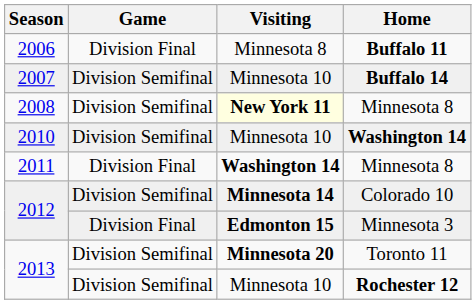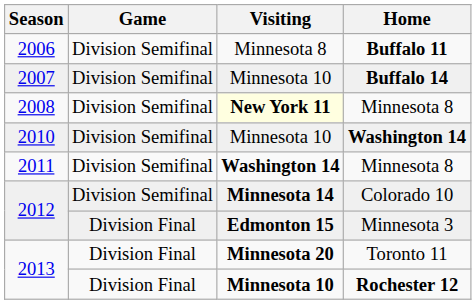(142, 48) Division Final -> (142, 48) Division Semifinal
(142, 166) Division Final -> (142, 166) Division Semifinal
(142, 254) Division Semifinal -> (142, 254) Division Final
(142, 284) Division Semifinal -> (142, 284) Division Final
(280, 284) normal -> (280, 284) bold
